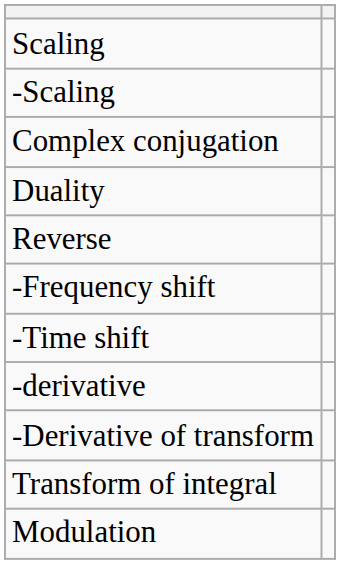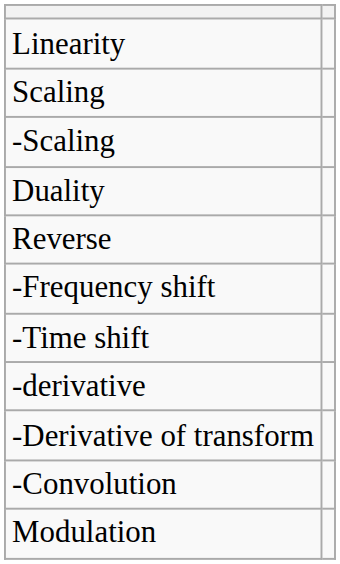+ row: (69, 43)
- row: (145, 141)
- row: (144, 483)
+ row: (94, 483)
